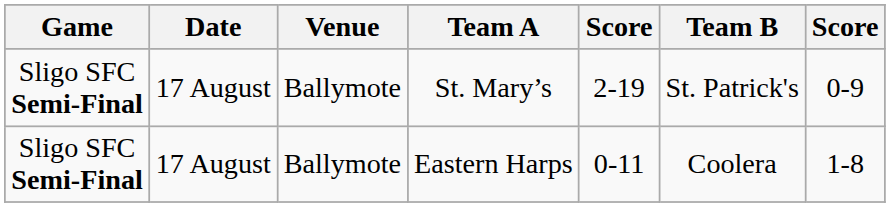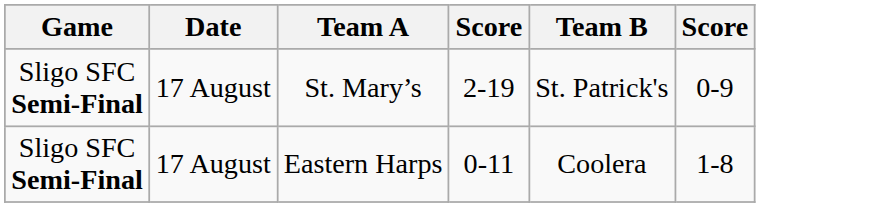- column: (342, 26)
